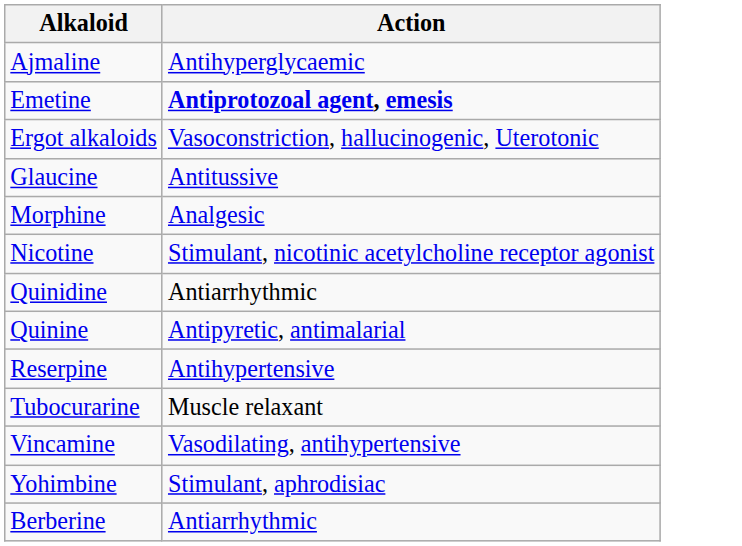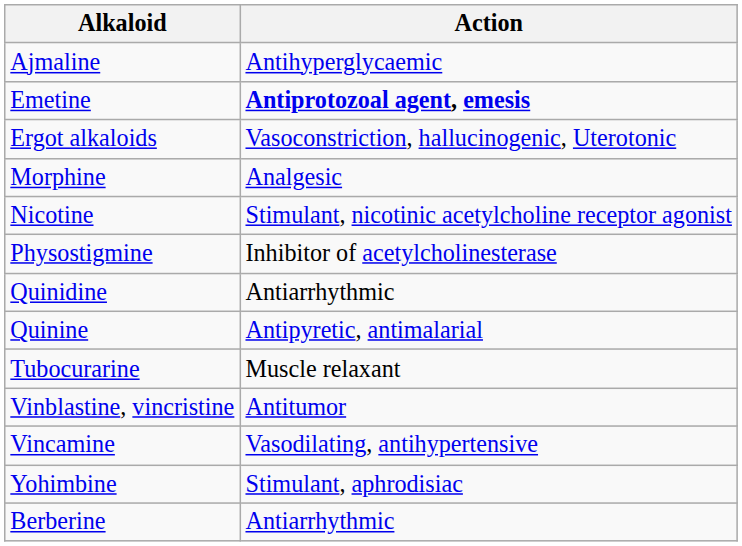- row: (54, 176)
+ row: (81, 253)
- row: (59, 368)
+ row: (122, 406)
